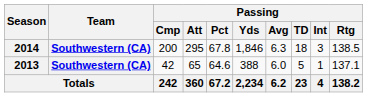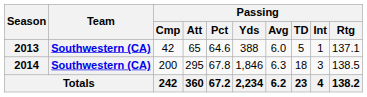rows swapped: (27, 65) <-> (27, 48)
